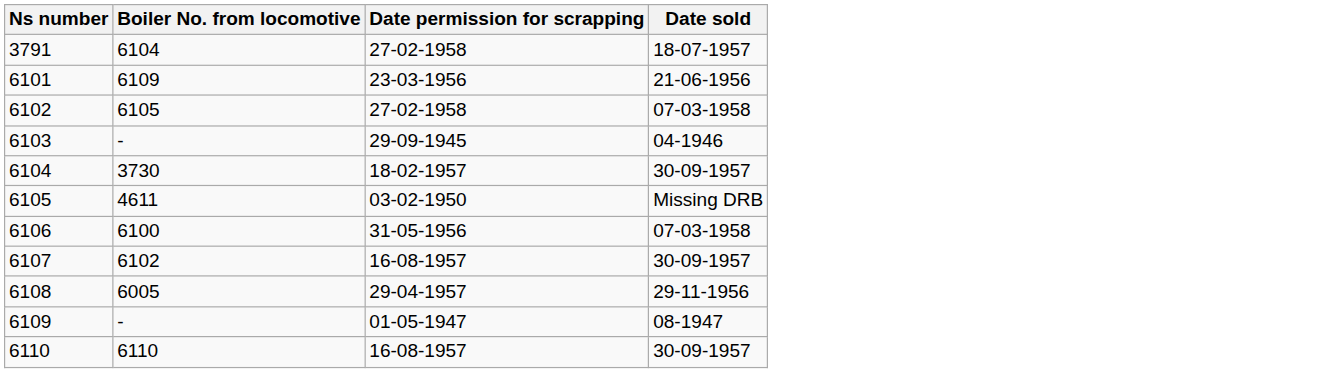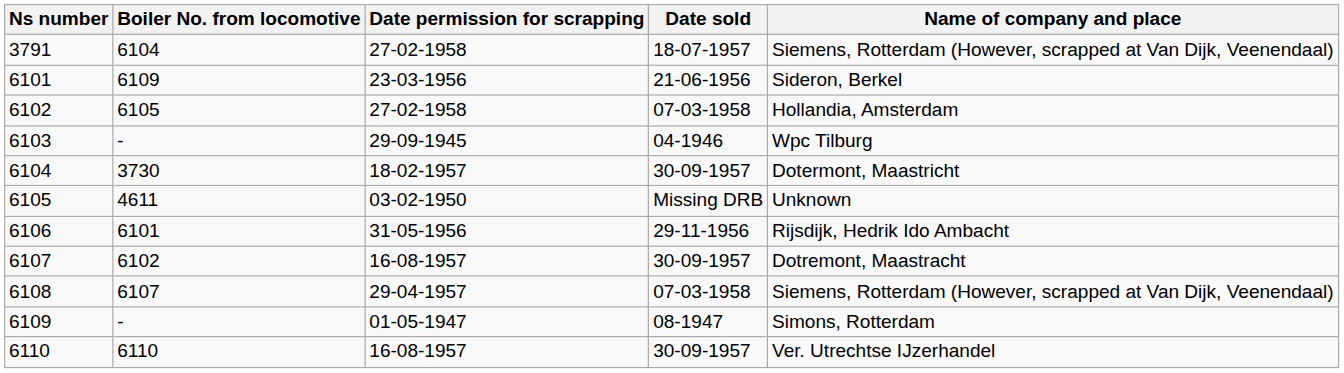+ column: (1053, 19)
(138, 230) 6100 -> (138, 230) 6101
(702, 230) 07-03-1958 -> (701, 230) 29-11-1956
(138, 291) 6005 -> (138, 291) 6107
(701, 291) 29-11-1956 -> (702, 291) 07-03-1958
